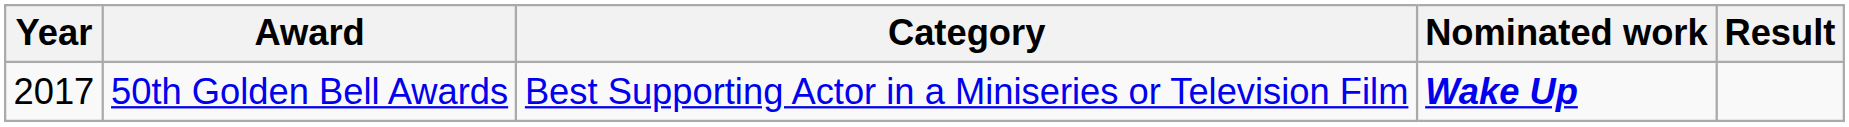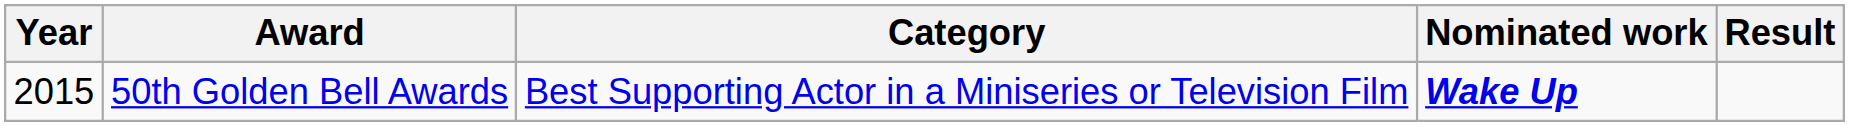(54, 90) 2017 -> (54, 90) 2015
